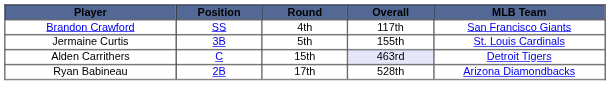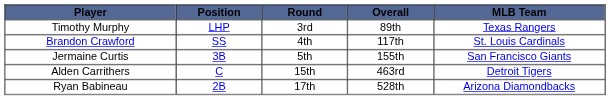+ row: (90, 27)
(519, 27) San Francisco Giants -> (519, 42) St. Louis Cardinals
(519, 42) St. Louis Cardinals -> (519, 57) San Francisco Giants
(391, 57) lavender background -> (391, 72) no background
